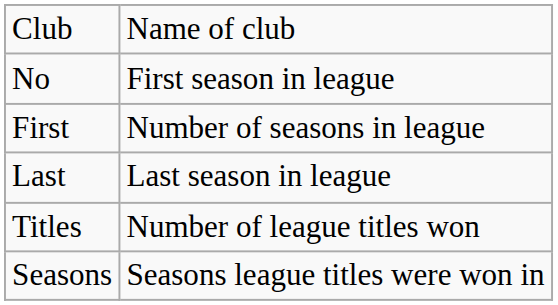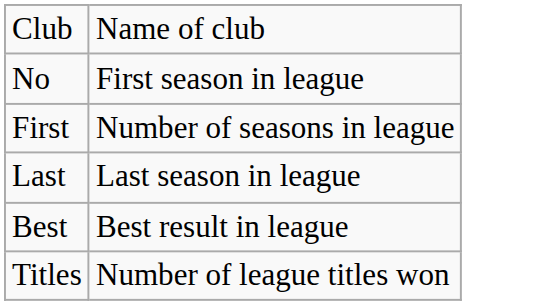+ row: (40, 226)
- row: (62, 275)
